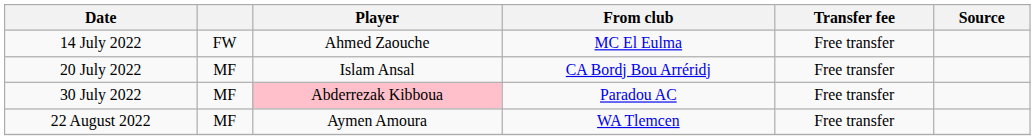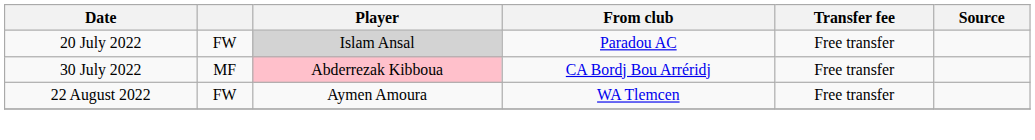- row: (101, 43)
(225, 69) MF -> (225, 43) FW
(377, 69) no background -> (377, 43) lightgrey background
(638, 69) CA Bordj Bou Arréridj -> (638, 43) Paradou AC
(638, 95) Paradou AC -> (638, 69) CA Bordj Bou Arréridj
(225, 121) MF -> (225, 95) FW
